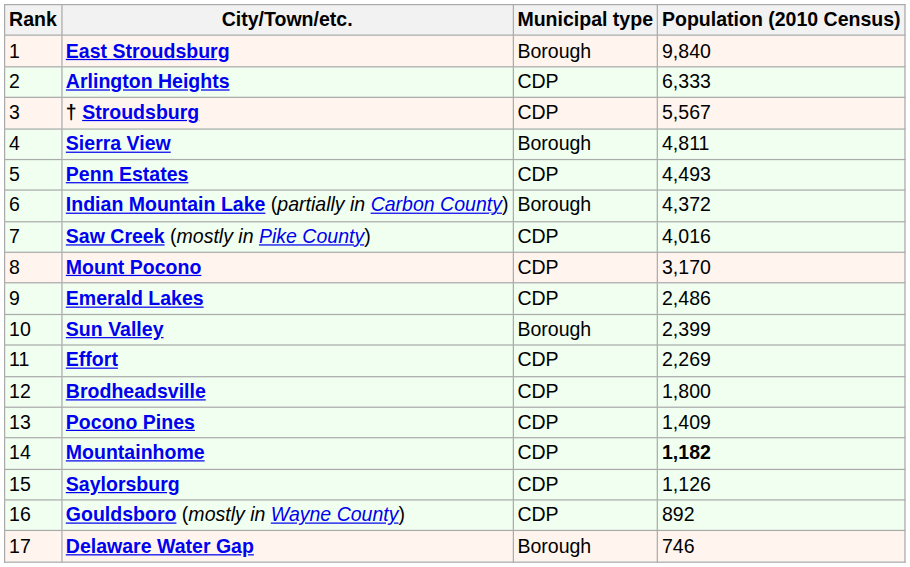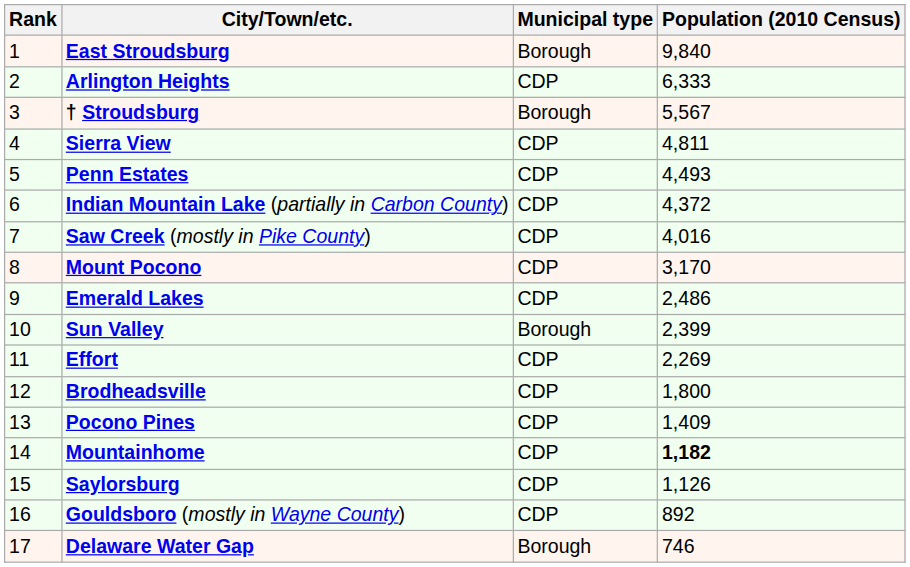(538, 112) CDP -> (554, 112) Borough
(554, 143) Borough -> (538, 143) CDP
(554, 205) Borough -> (538, 205) CDP
